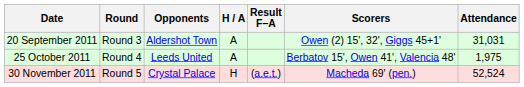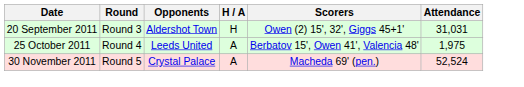- column: (266, 18)
(234, 40) A -> (234, 29) H
(234, 73) H -> (234, 62) A
